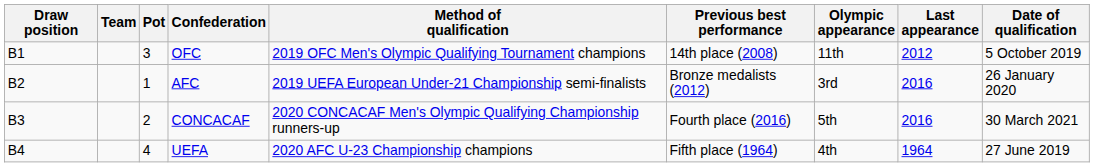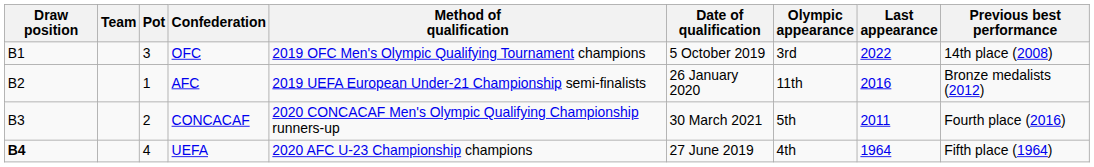columns swapped: (1036, 23) <-> (740, 23)
(831, 53) 11th -> (787, 53) 3rd
(917, 53) 2012 -> (876, 53) 2022
(828, 83) 3rd -> (790, 83) 11th
(917, 120) 2016 -> (875, 120) 2011
(16, 150) normal -> (17, 150) bold
